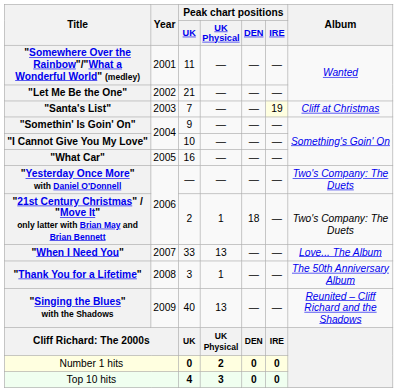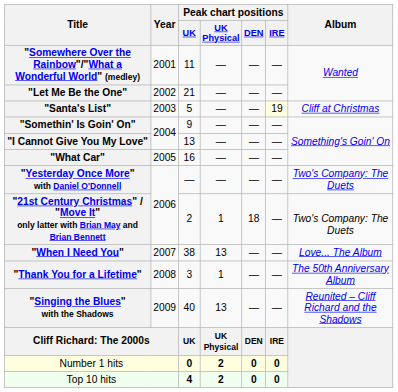(189, 109) 7 -> (189, 109) 5
(189, 141) 10 -> (189, 141) 13
(189, 252) 33 -> (189, 252) 38
(221, 379) 3 -> (221, 379) 2
